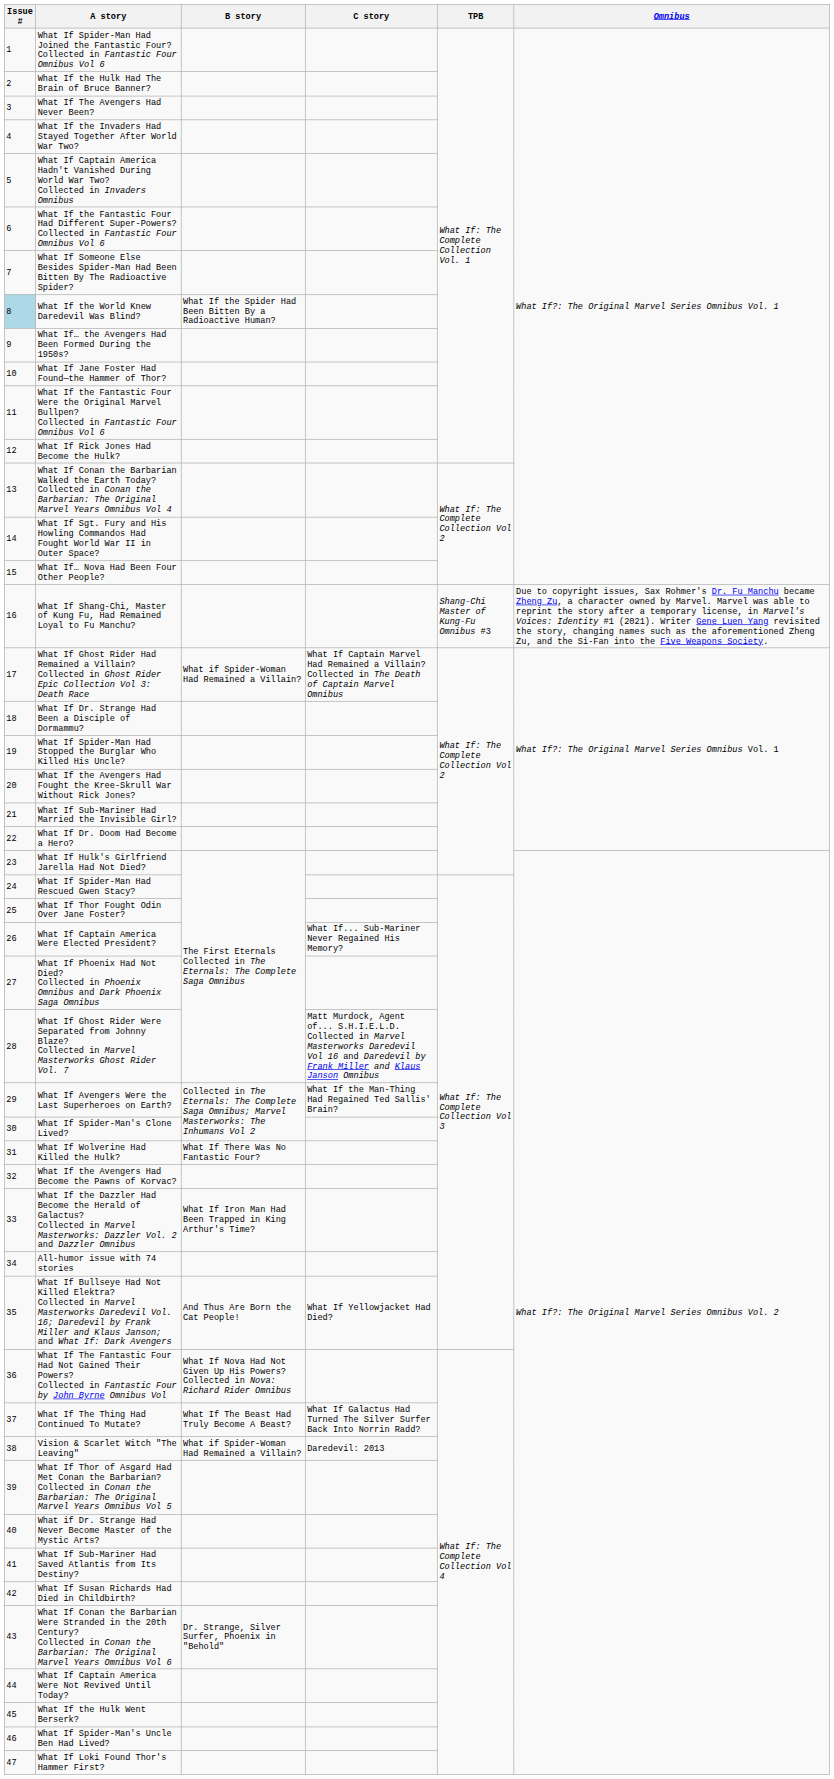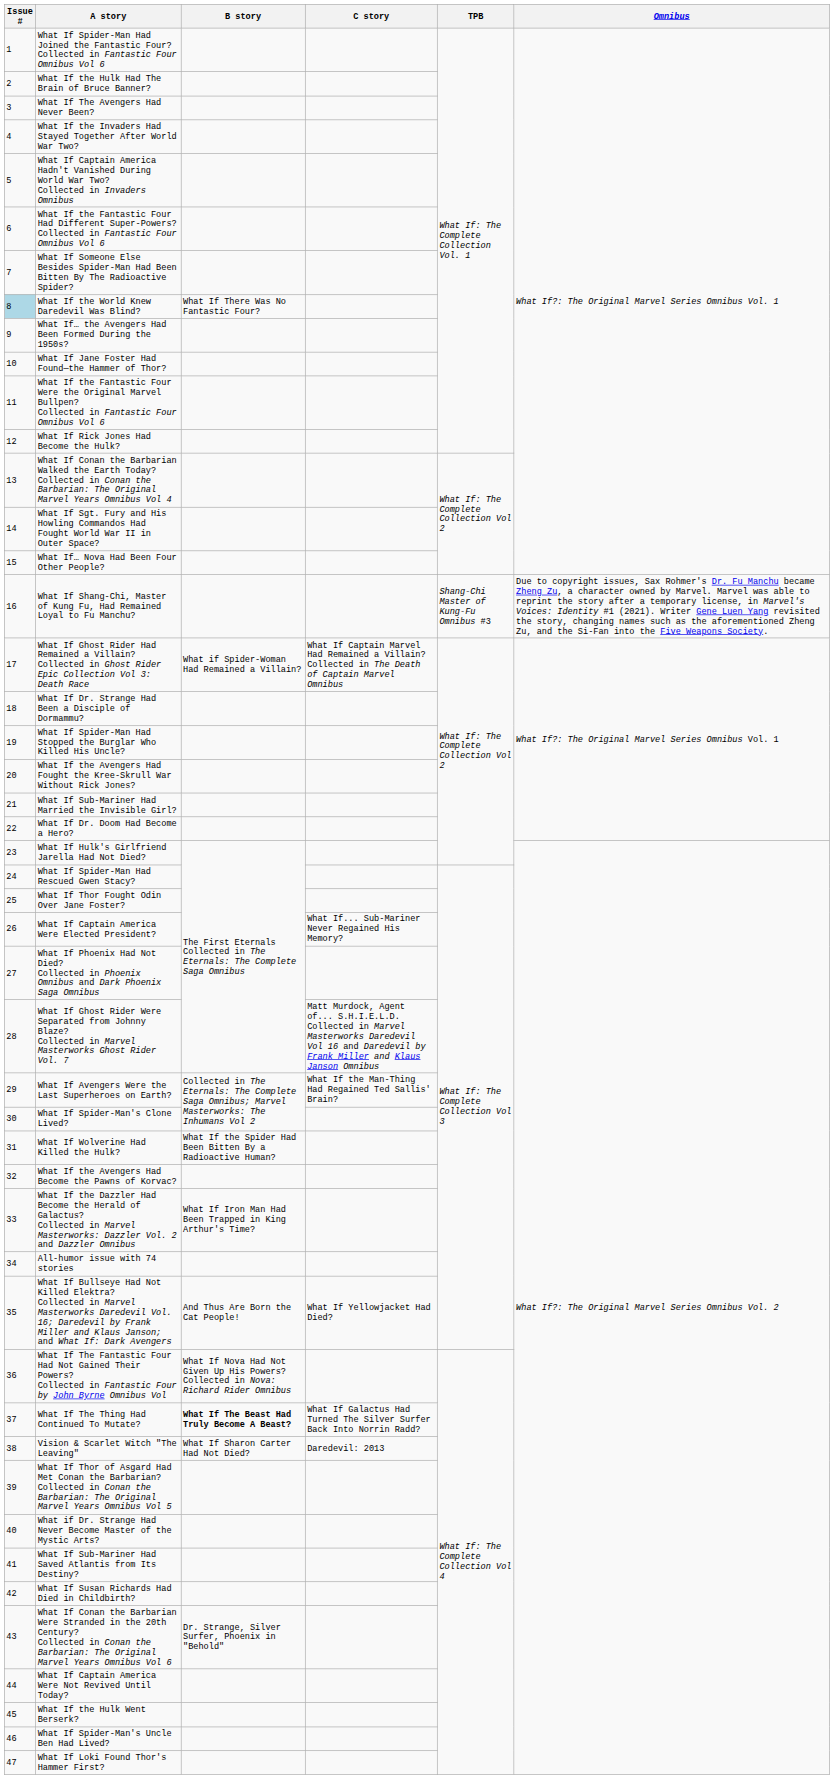(240, 311) What If the Spider Had Been Bitten By a Radioactive Human? -> (234, 306) What If There Was No Fantastic Four?
(234, 1153) What If There Was No Fantastic Four? -> (240, 1148) What If the Spider Had Been Bitten By a Radioactive Human?
(237, 1420) normal -> (237, 1420) bold
(242, 1449) What if Spider-Woman Had Remained a Villain? -> (237, 1449) What If Sharon Carter Had Not Died?
